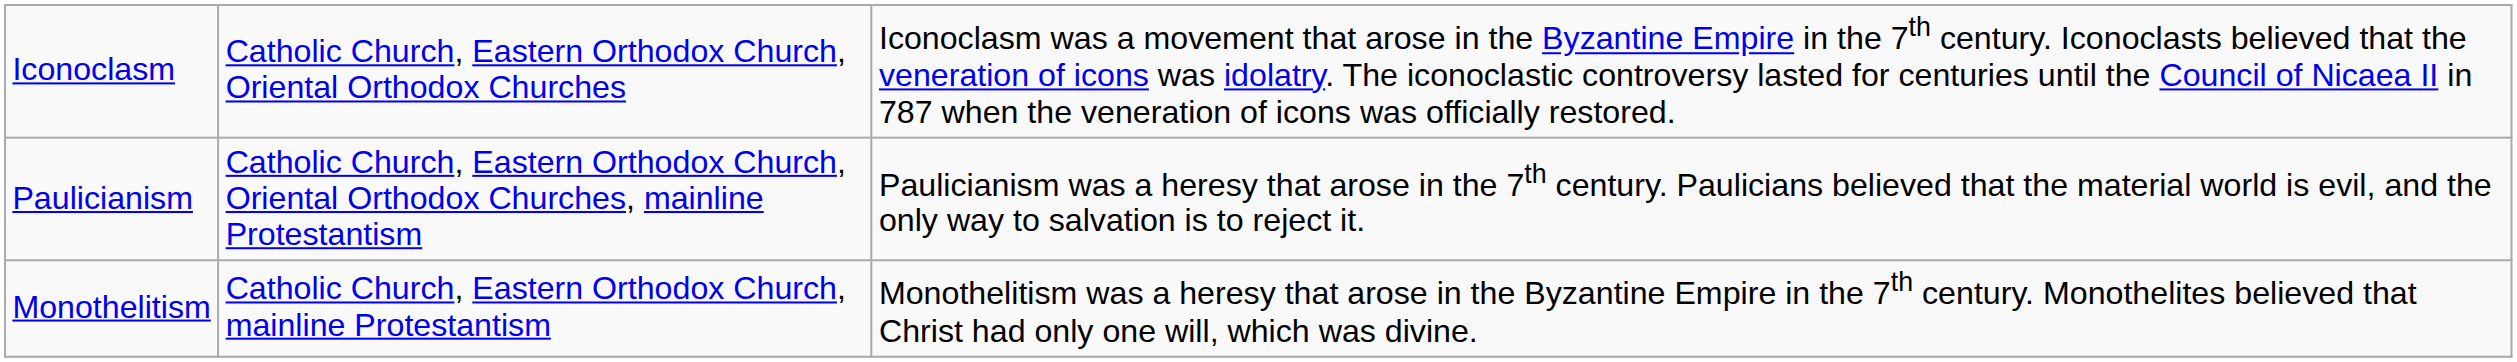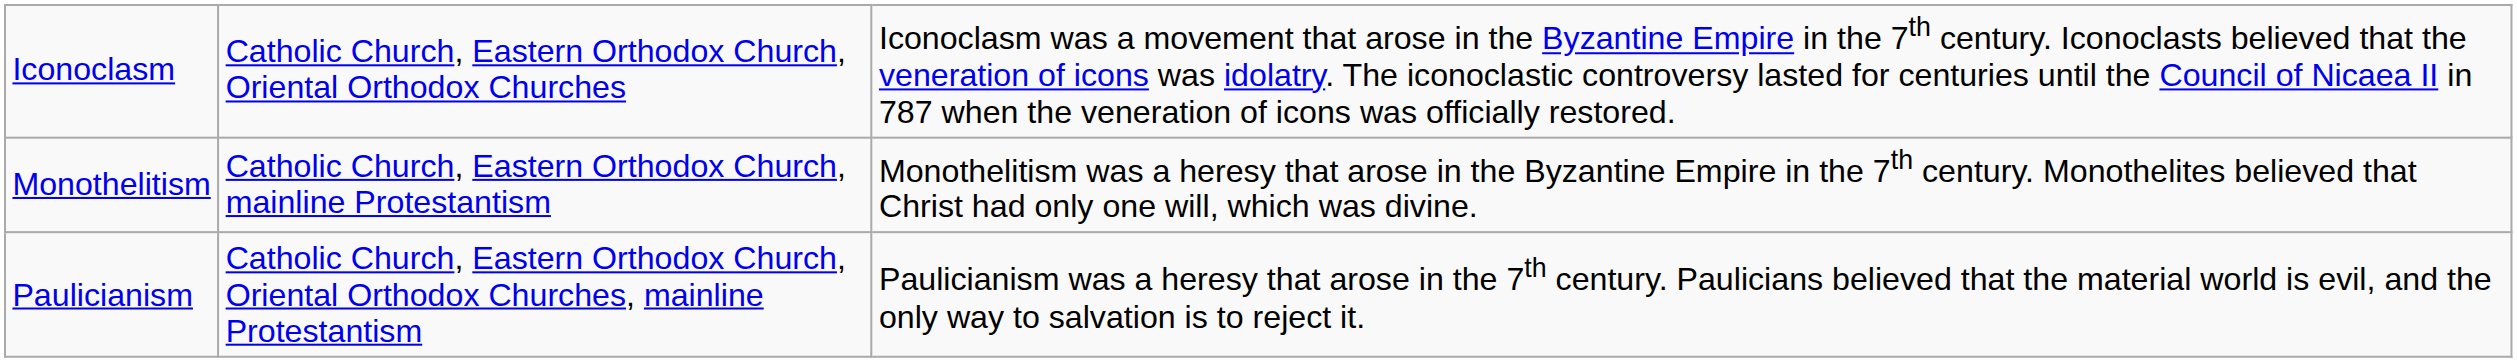rows swapped: (112, 307) <-> (103, 198)
